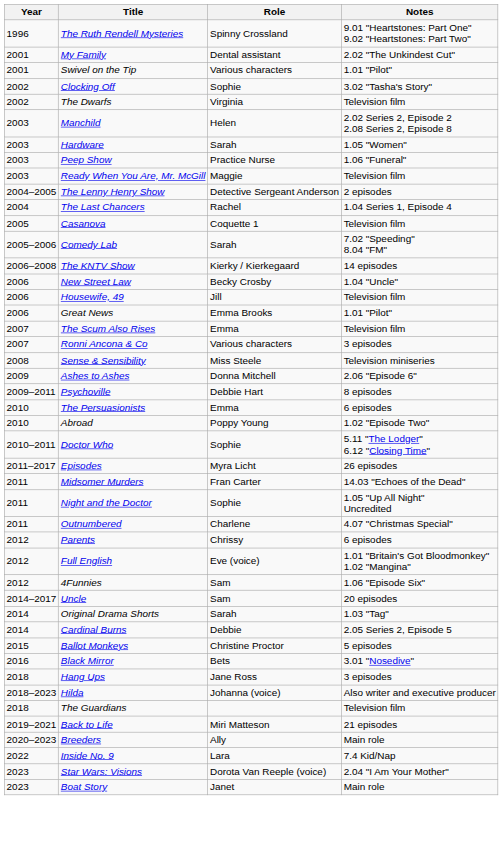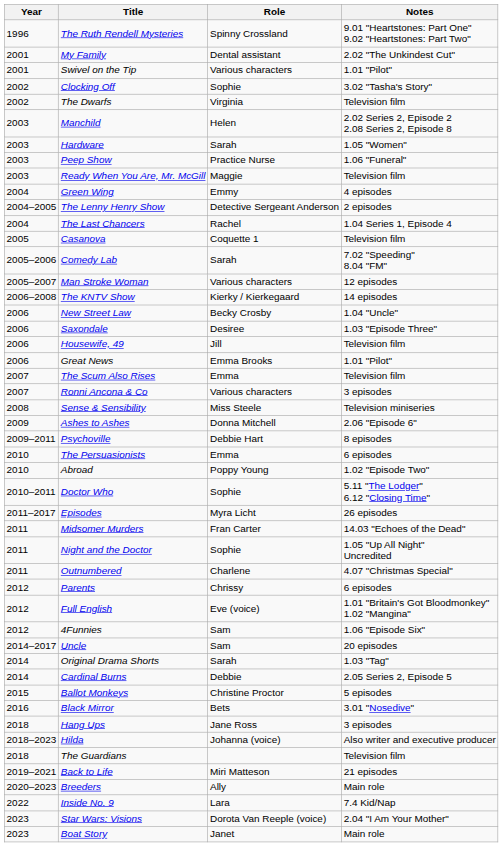+ row: (87, 192)
+ row: (105, 281)
+ row: (84, 329)
